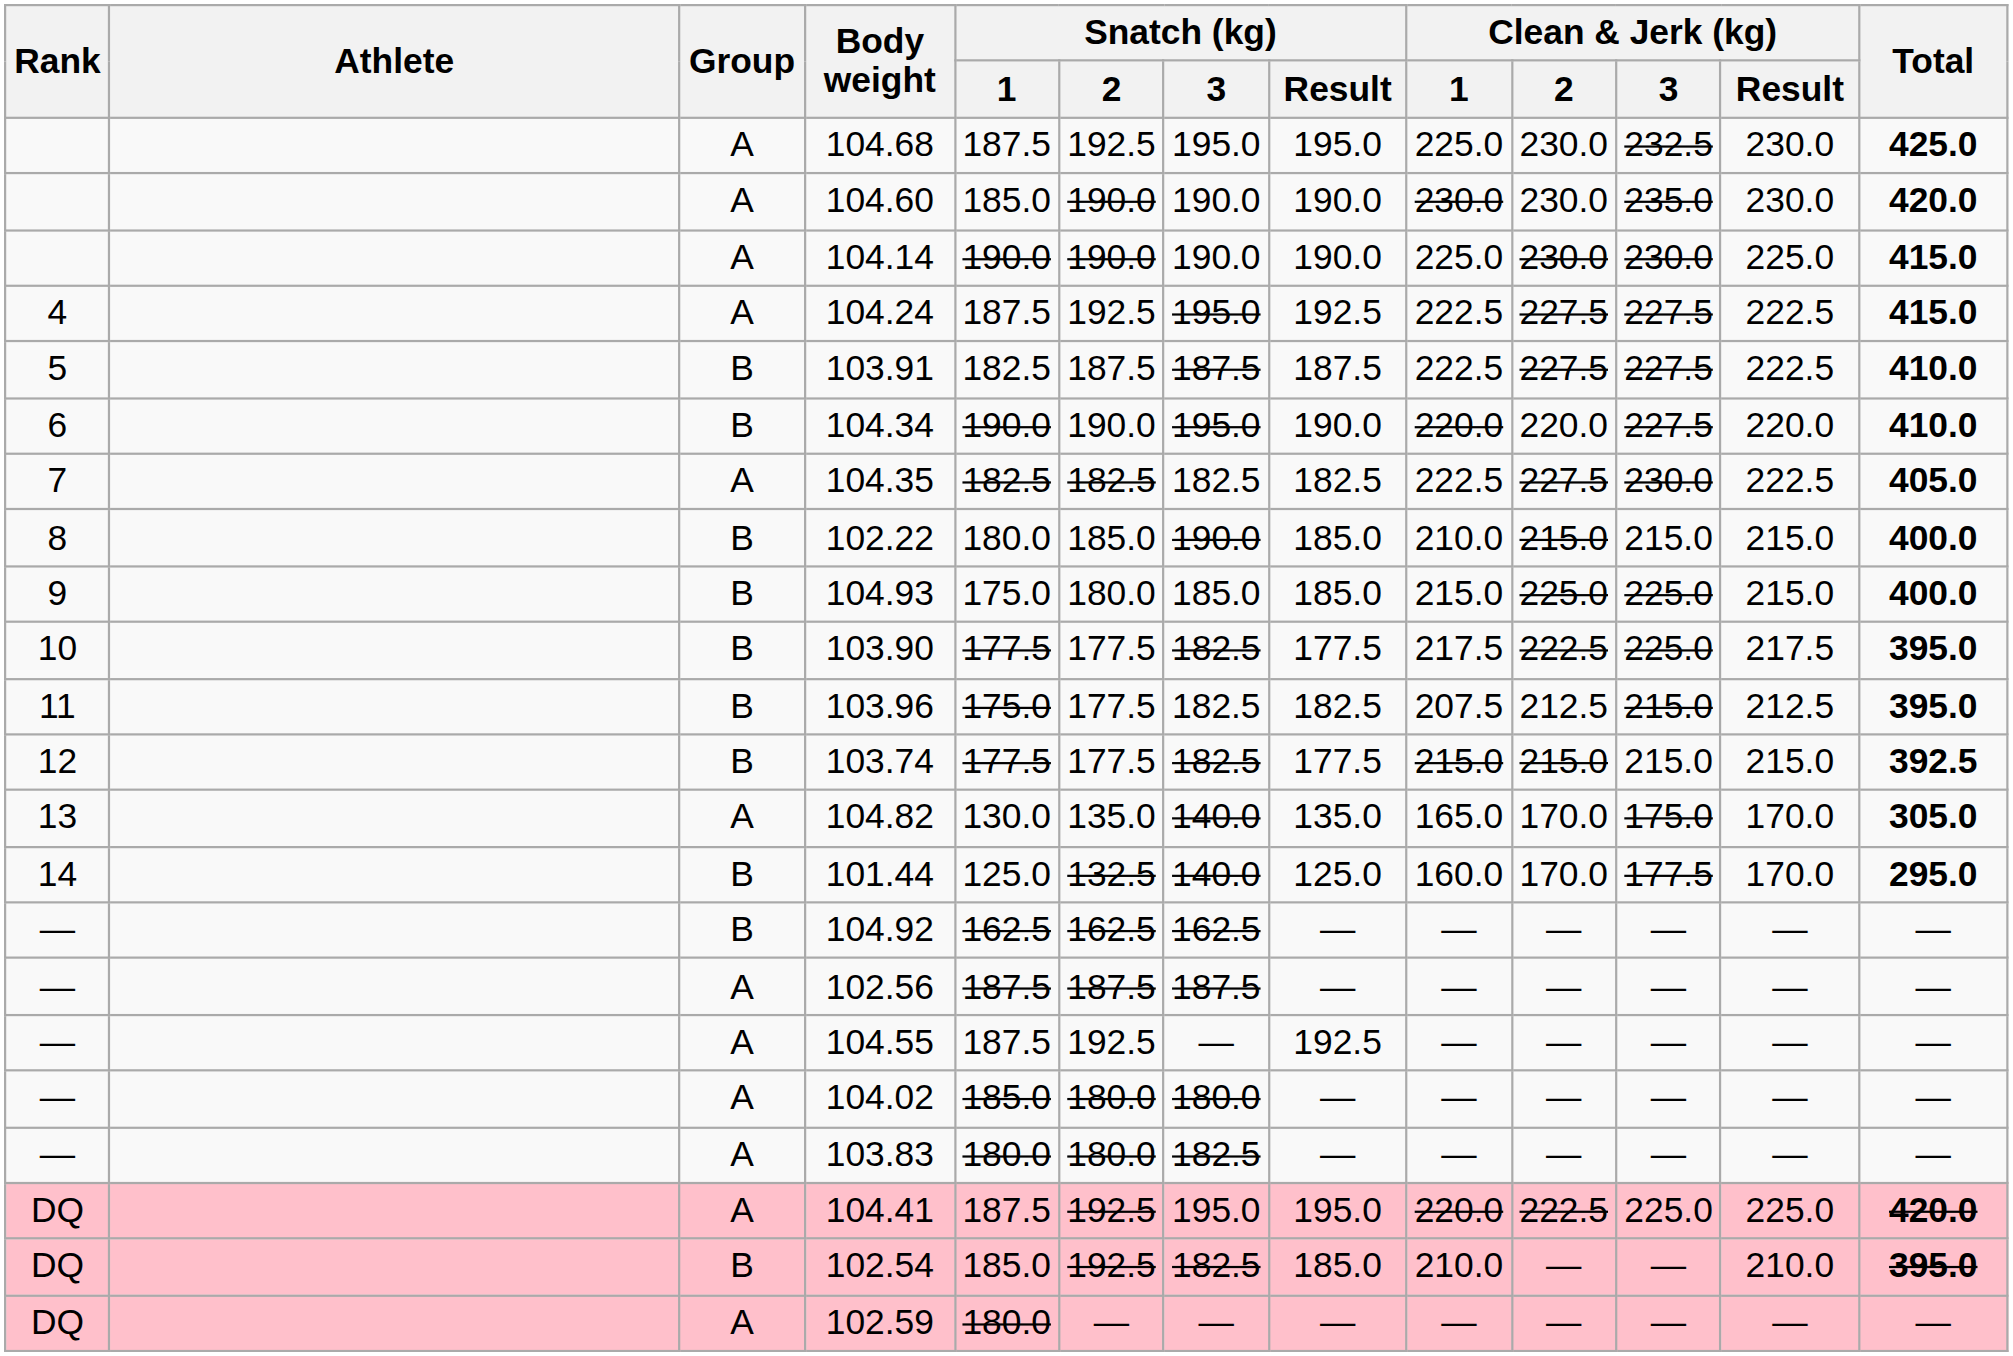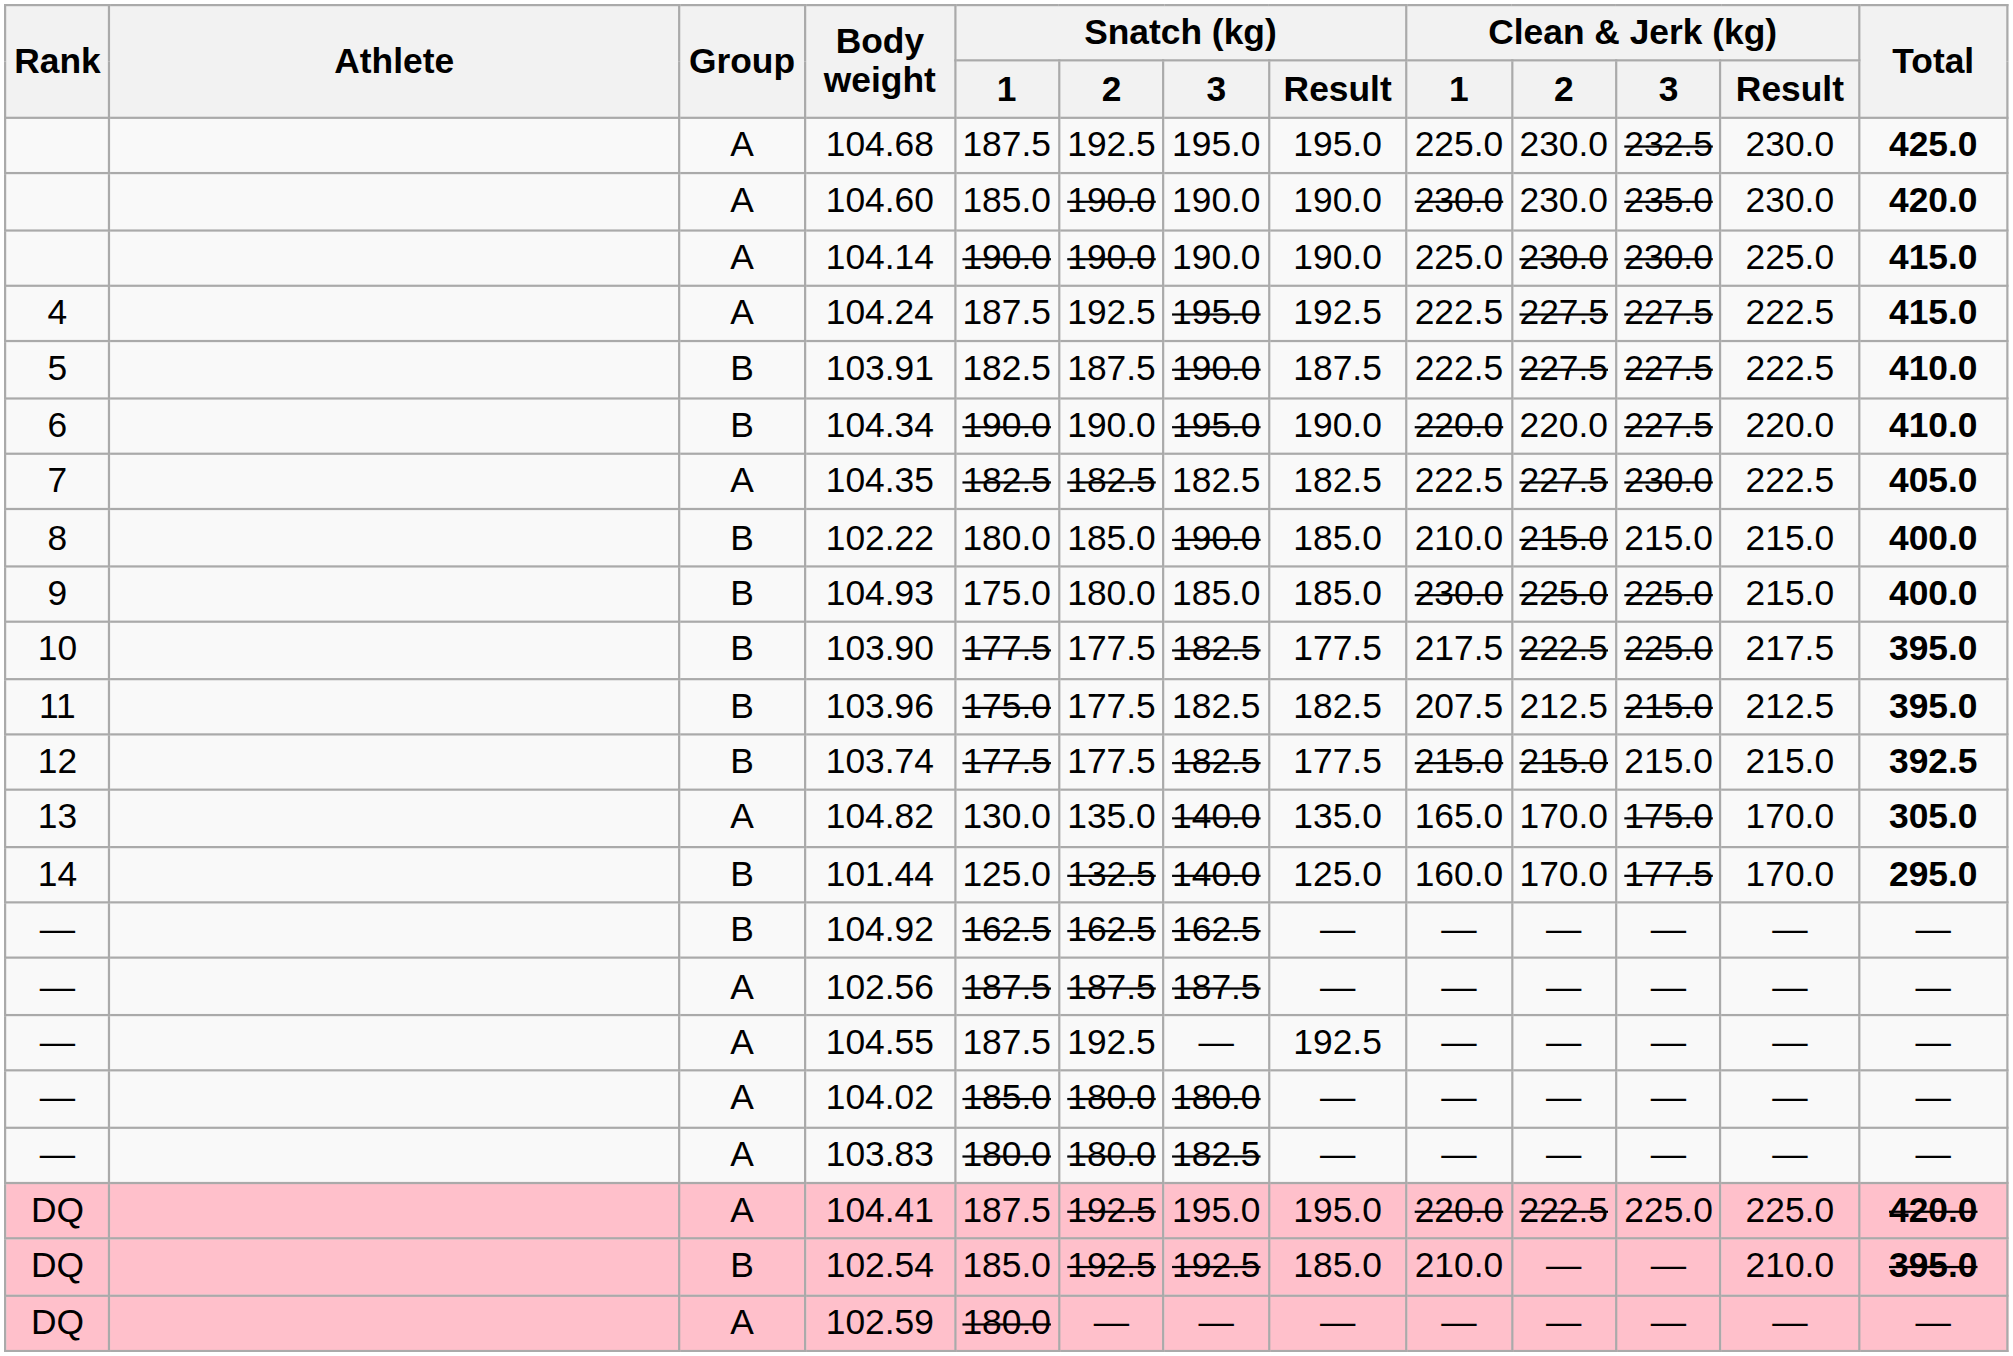(1216, 369) 187.5 -> (1216, 369) 190.0
(1459, 593) 215.0 -> (1459, 593) 230.0
(1216, 1266) 182.5 -> (1216, 1266) 192.5
